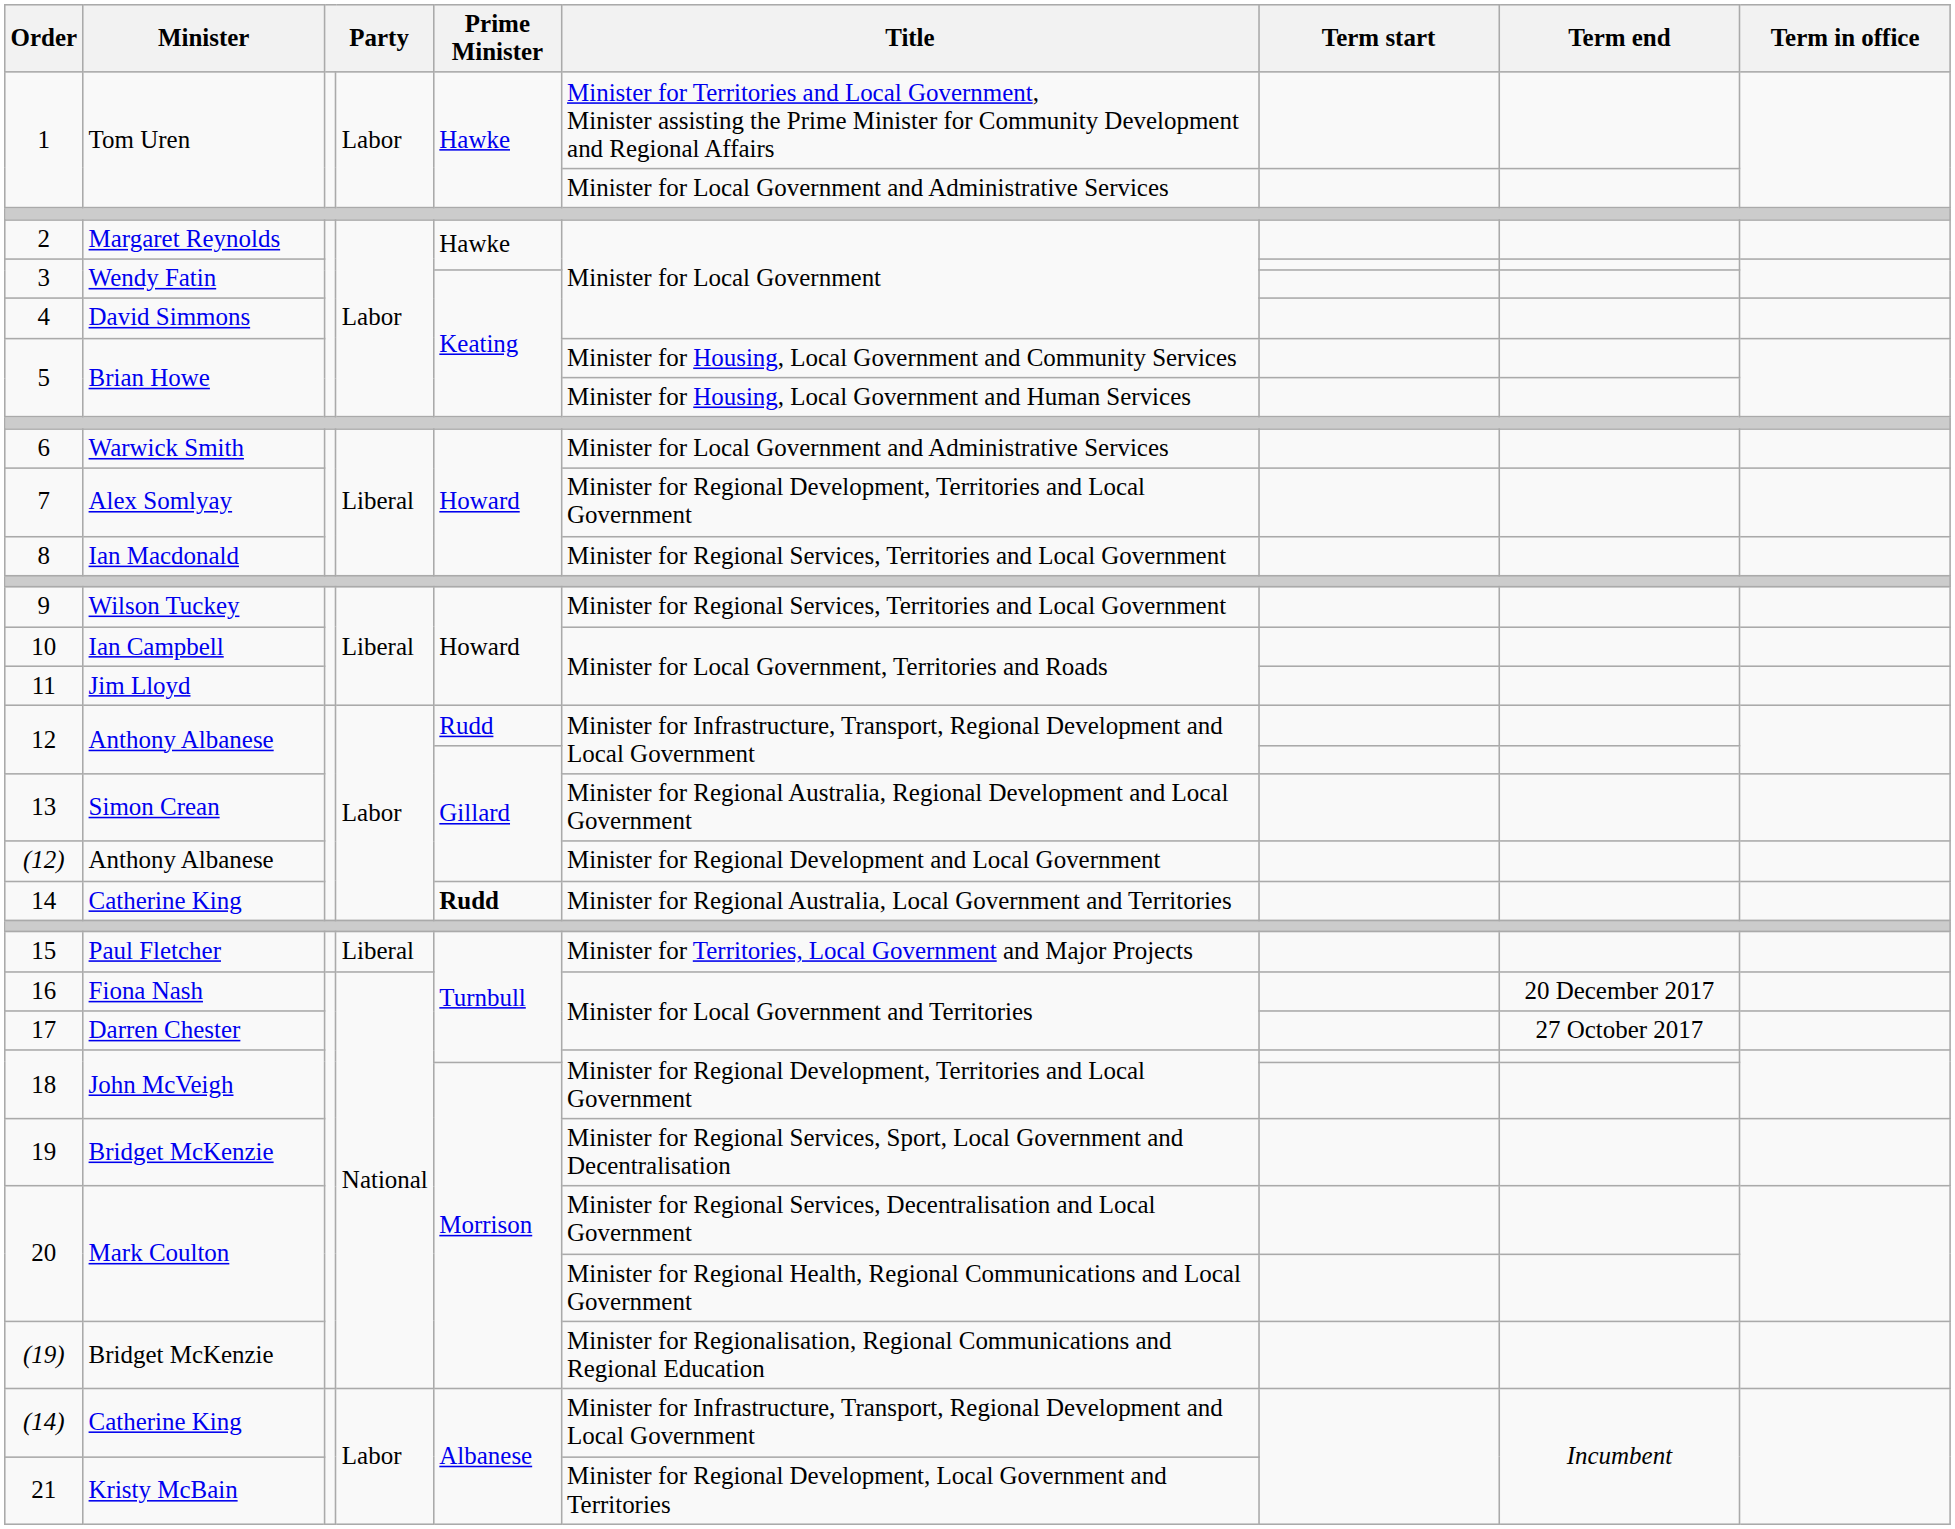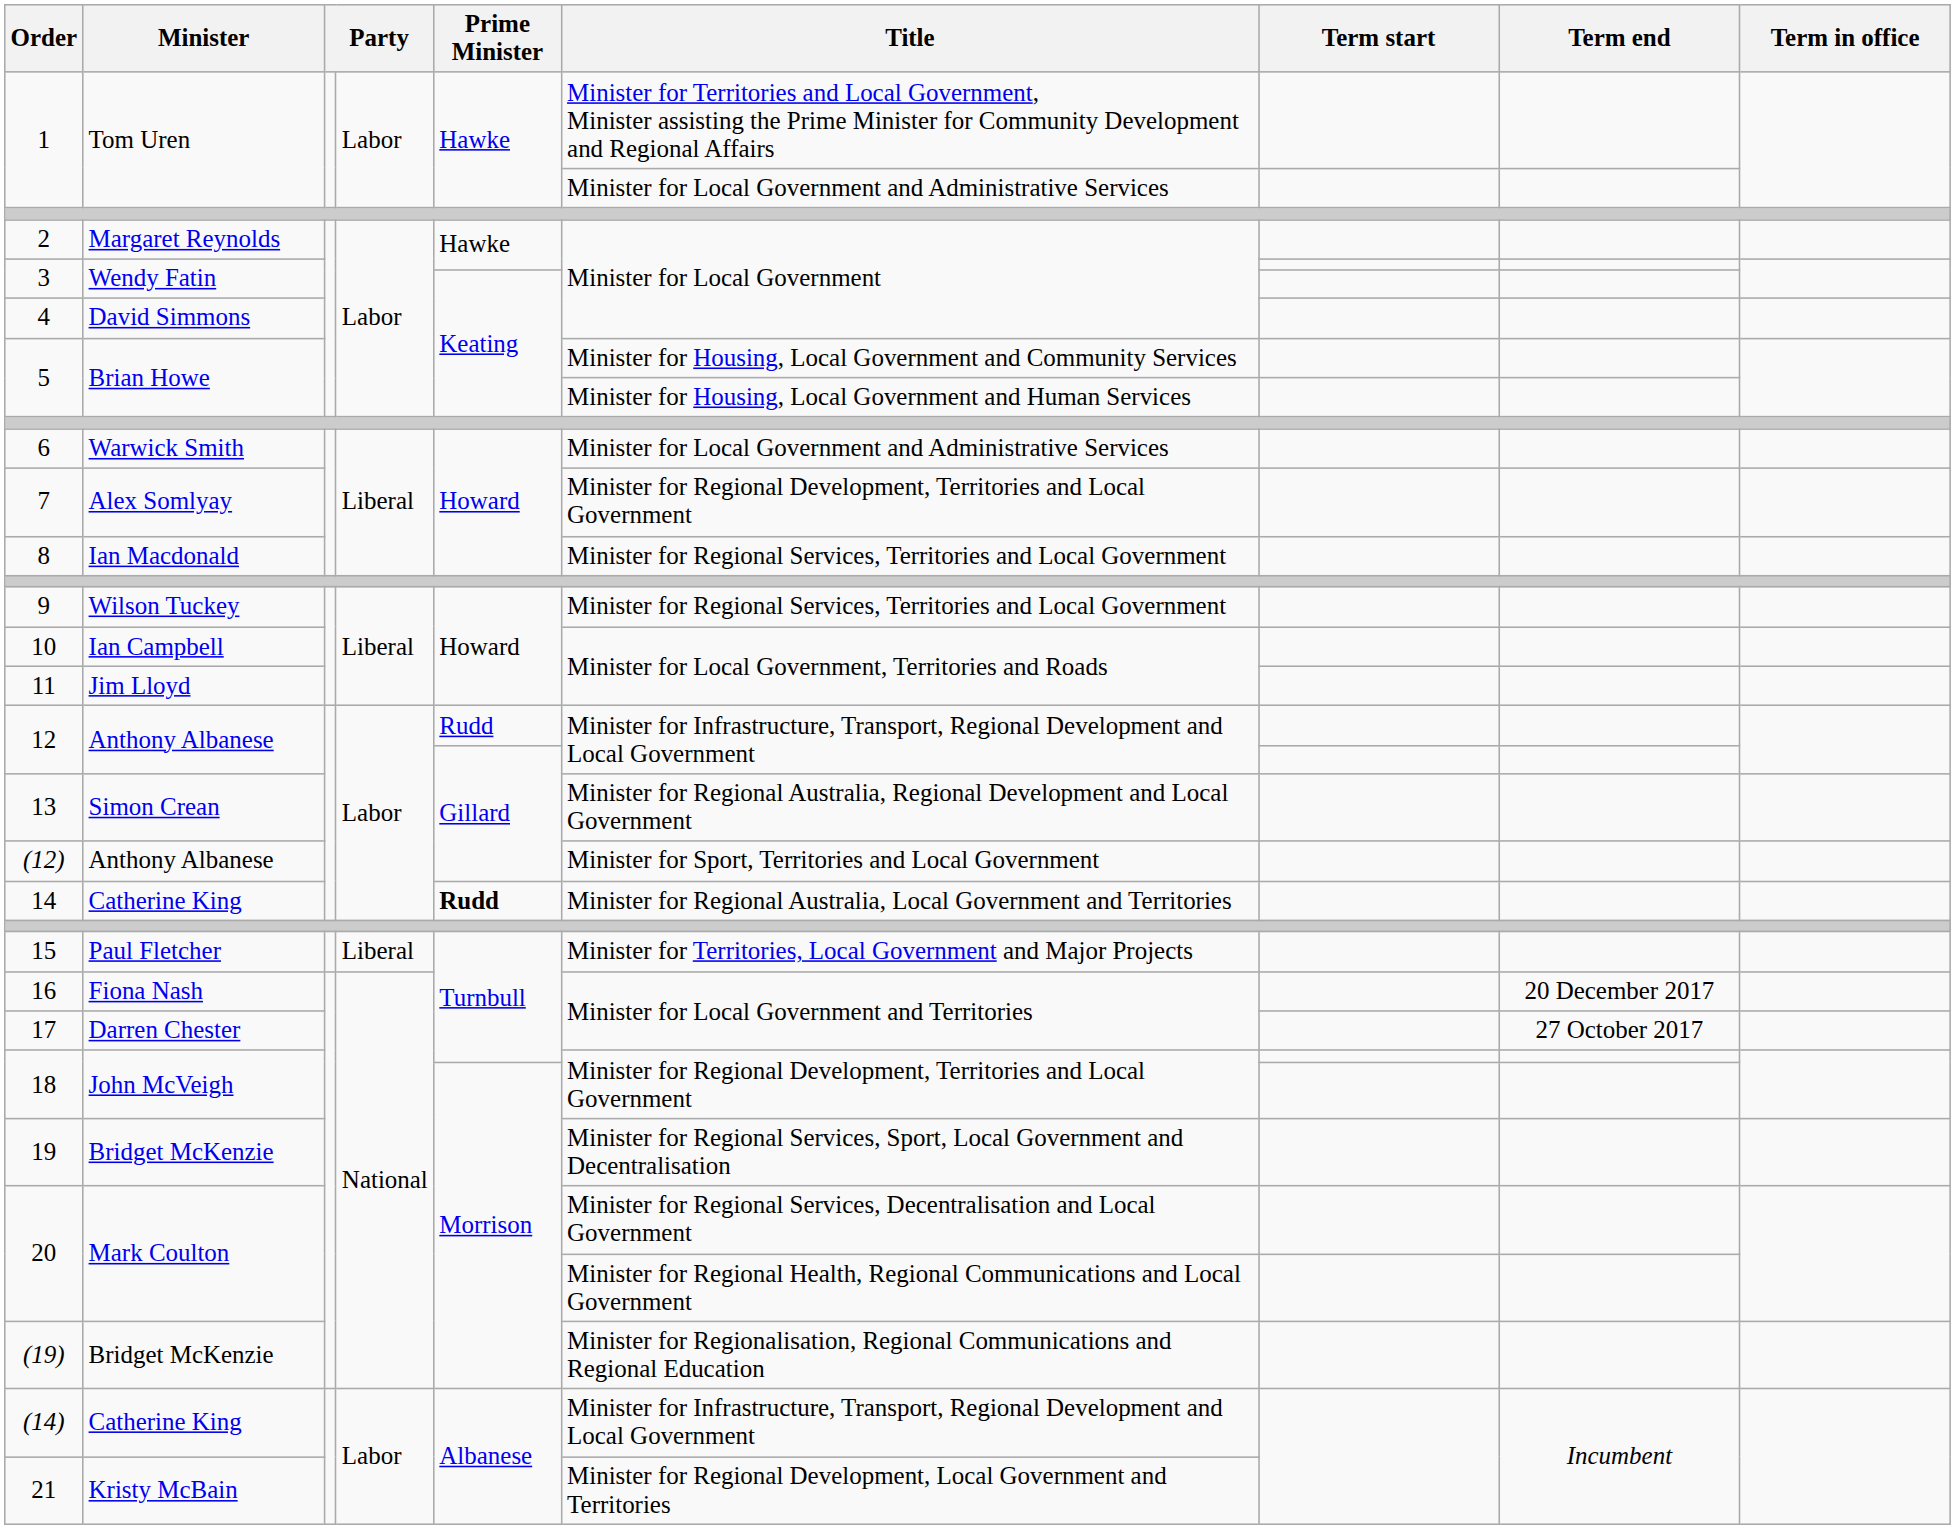(864, 860) Minister for Regional Development and Local Government -> (833, 860) Minister for Sport, Territories and Local Government
